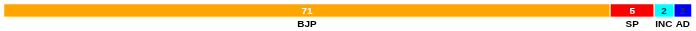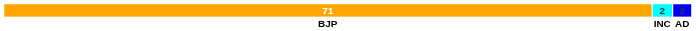- column: (632, 10)
